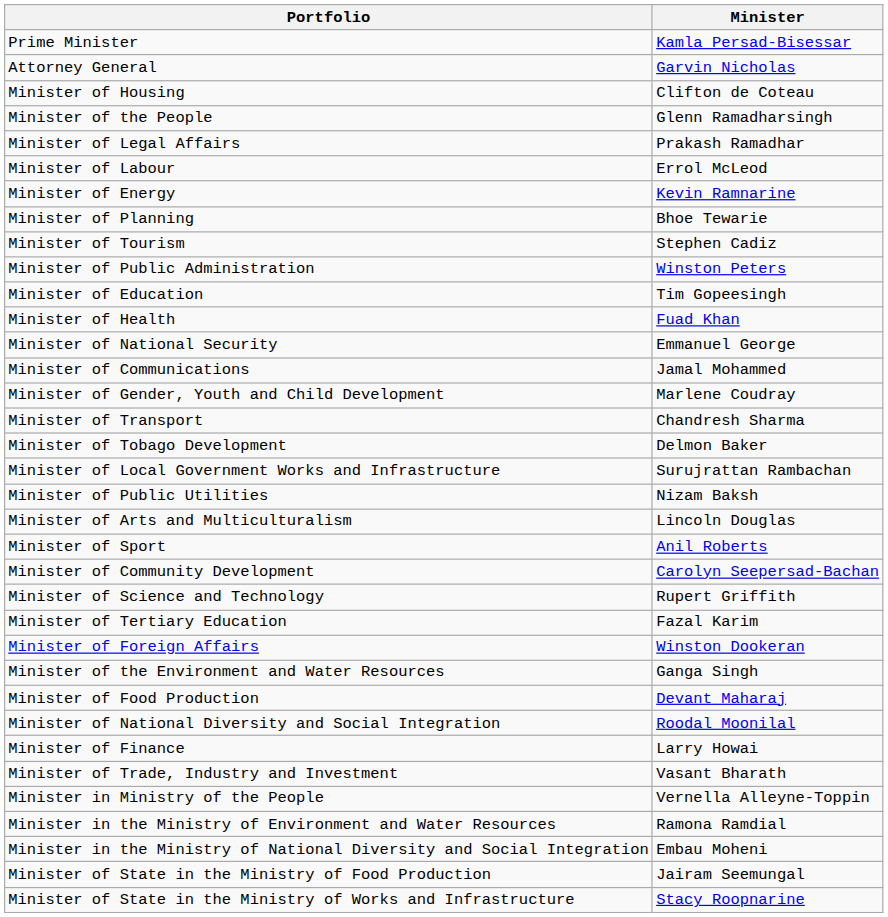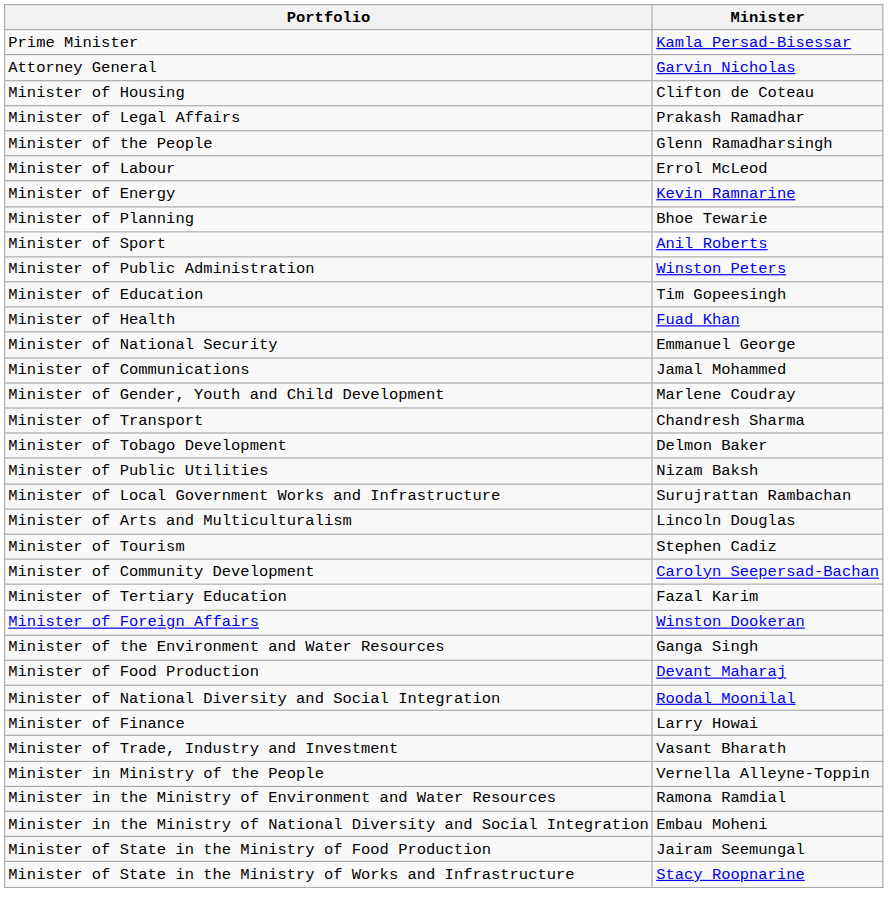rows swapped: (124, 143) <-> (110, 118)
rows swapped: (87, 547) <-> (96, 244)
rows swapped: (254, 471) <-> (138, 496)
- row: (166, 597)
